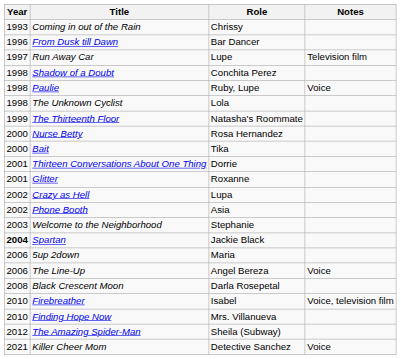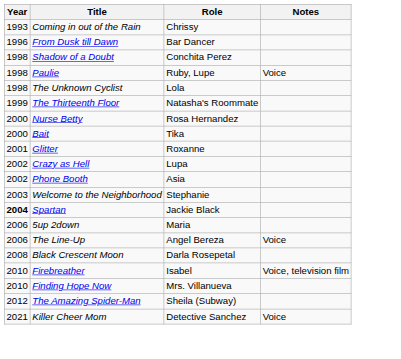- row: (63, 57)
- row: (119, 164)
